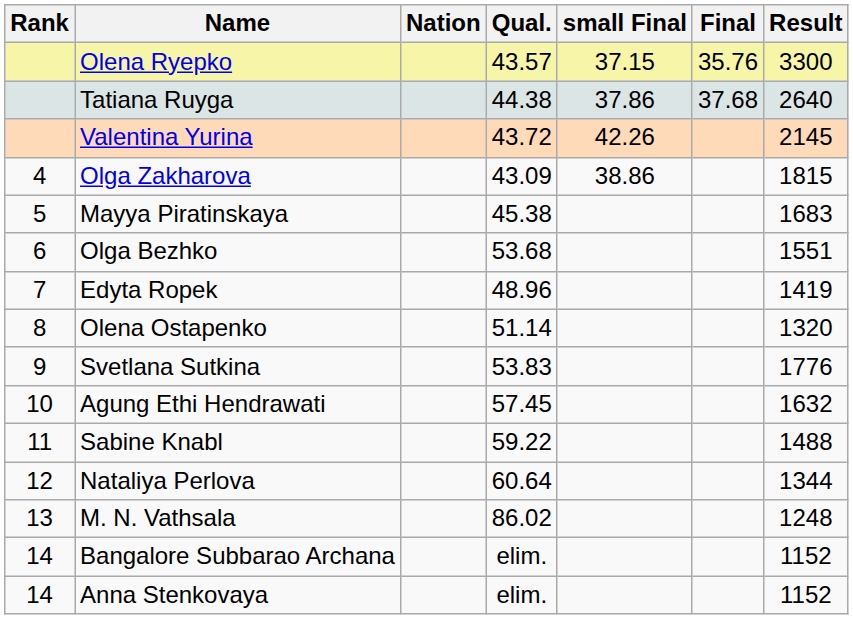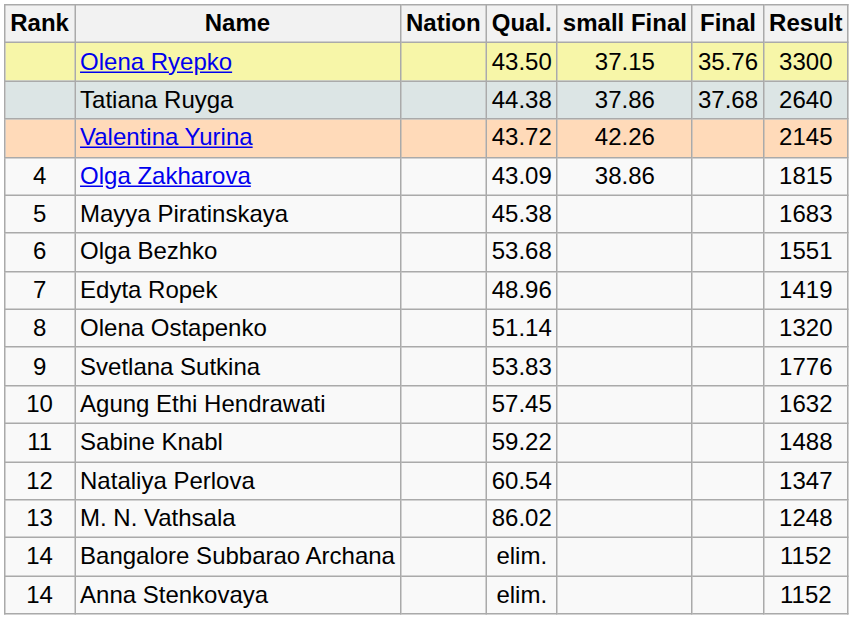(522, 61) 43.57 -> (522, 61) 43.50
(522, 480) 60.64 -> (522, 480) 60.54
(806, 480) 1344 -> (806, 480) 1347
